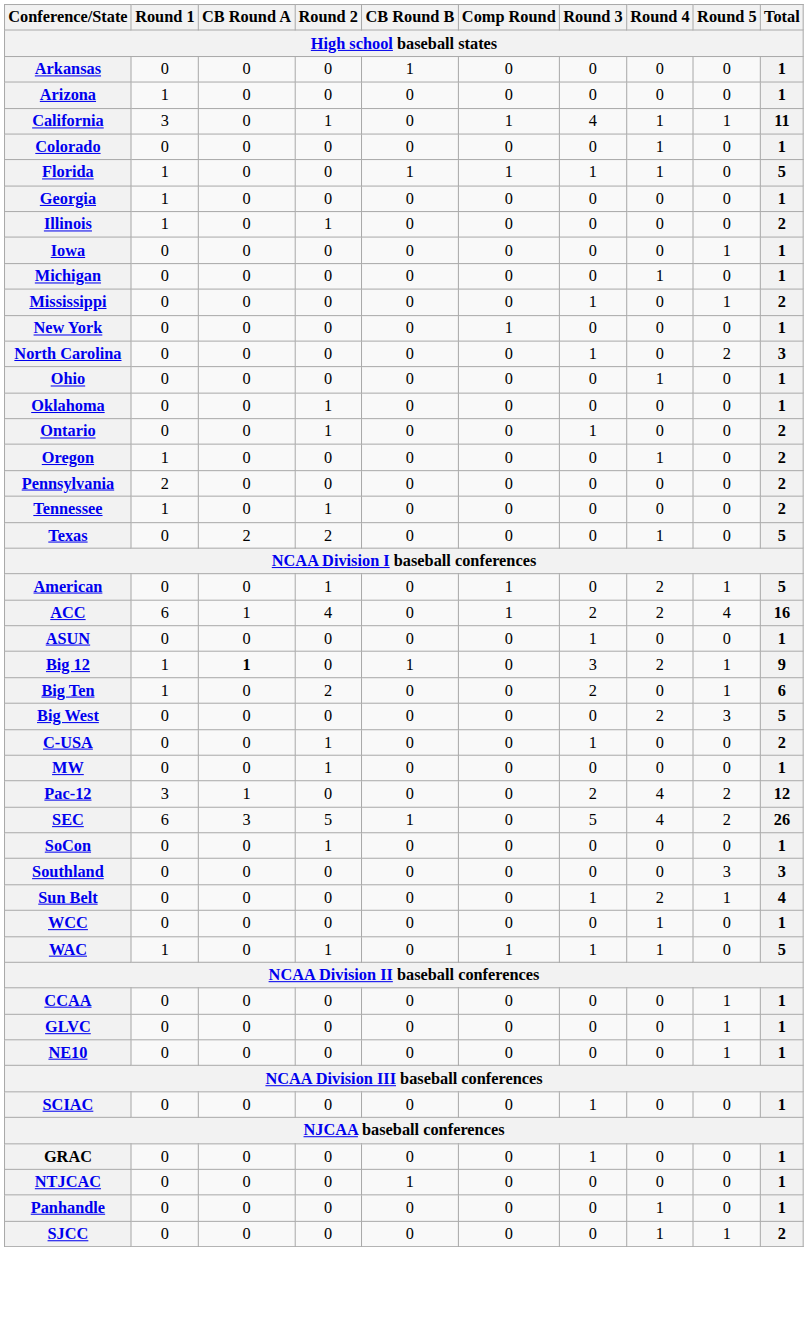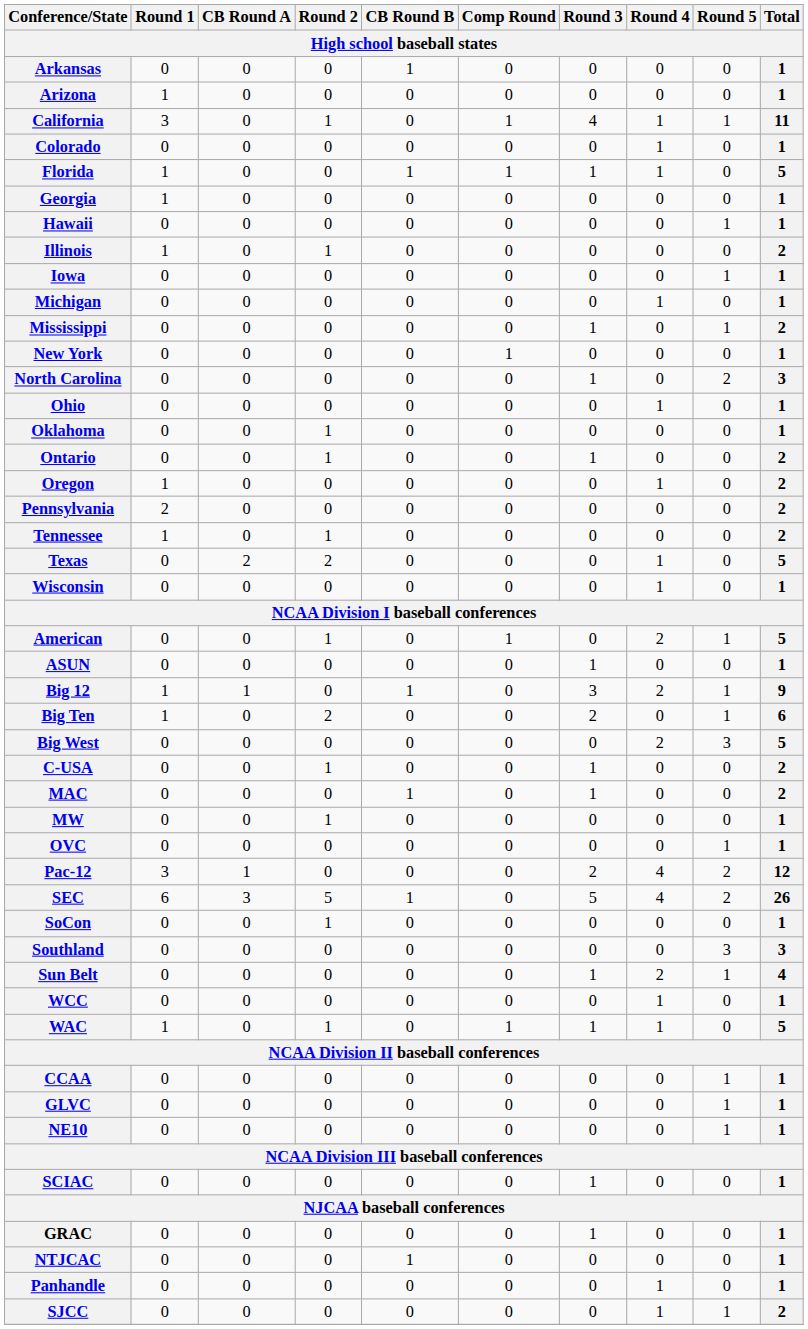+ row: (68, 224)
+ row: (68, 586)
- row: (68, 612)
(247, 664) bold -> (247, 690) normal
+ row: (68, 793)
+ row: (68, 845)
